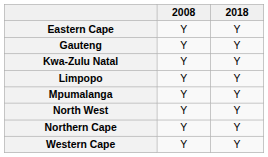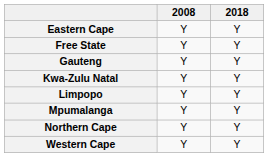+ row: (81, 45)
- row: (81, 111)
